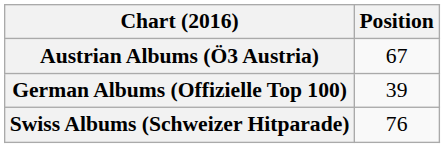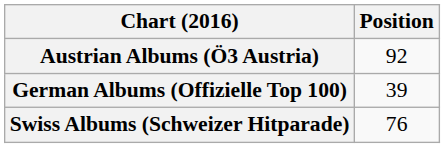(397, 55) 67 -> (397, 55) 92
